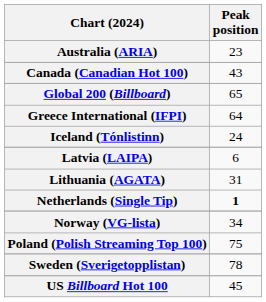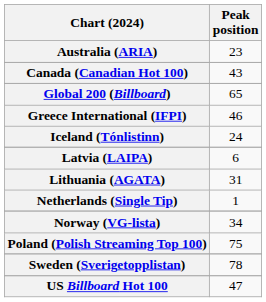(236, 115) 64 -> (236, 115) 46
(236, 200) bold -> (236, 200) normal
(236, 286) 45 -> (236, 286) 47
